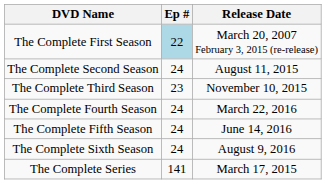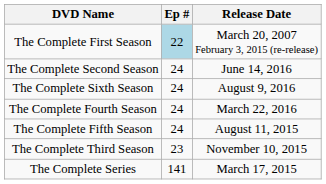(257, 68) August 11, 2015 -> (257, 68) June 14, 2016
rows swapped: (83, 88) <-> (83, 149)
(257, 128) June 14, 2016 -> (257, 128) August 11, 2015
